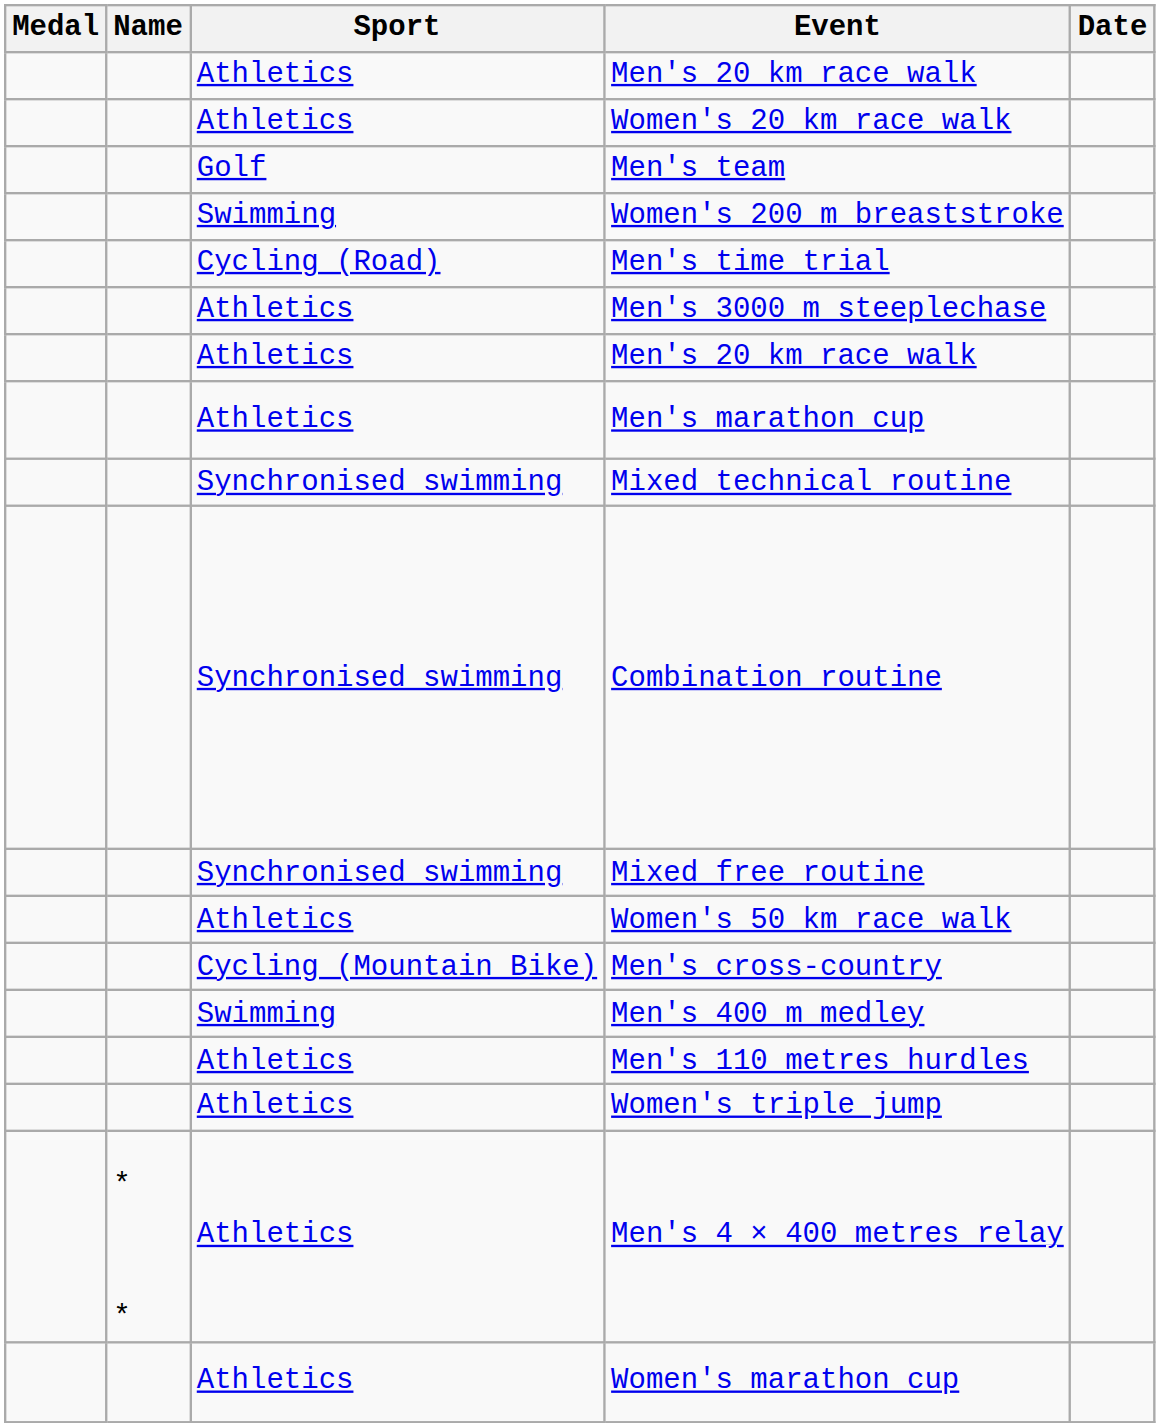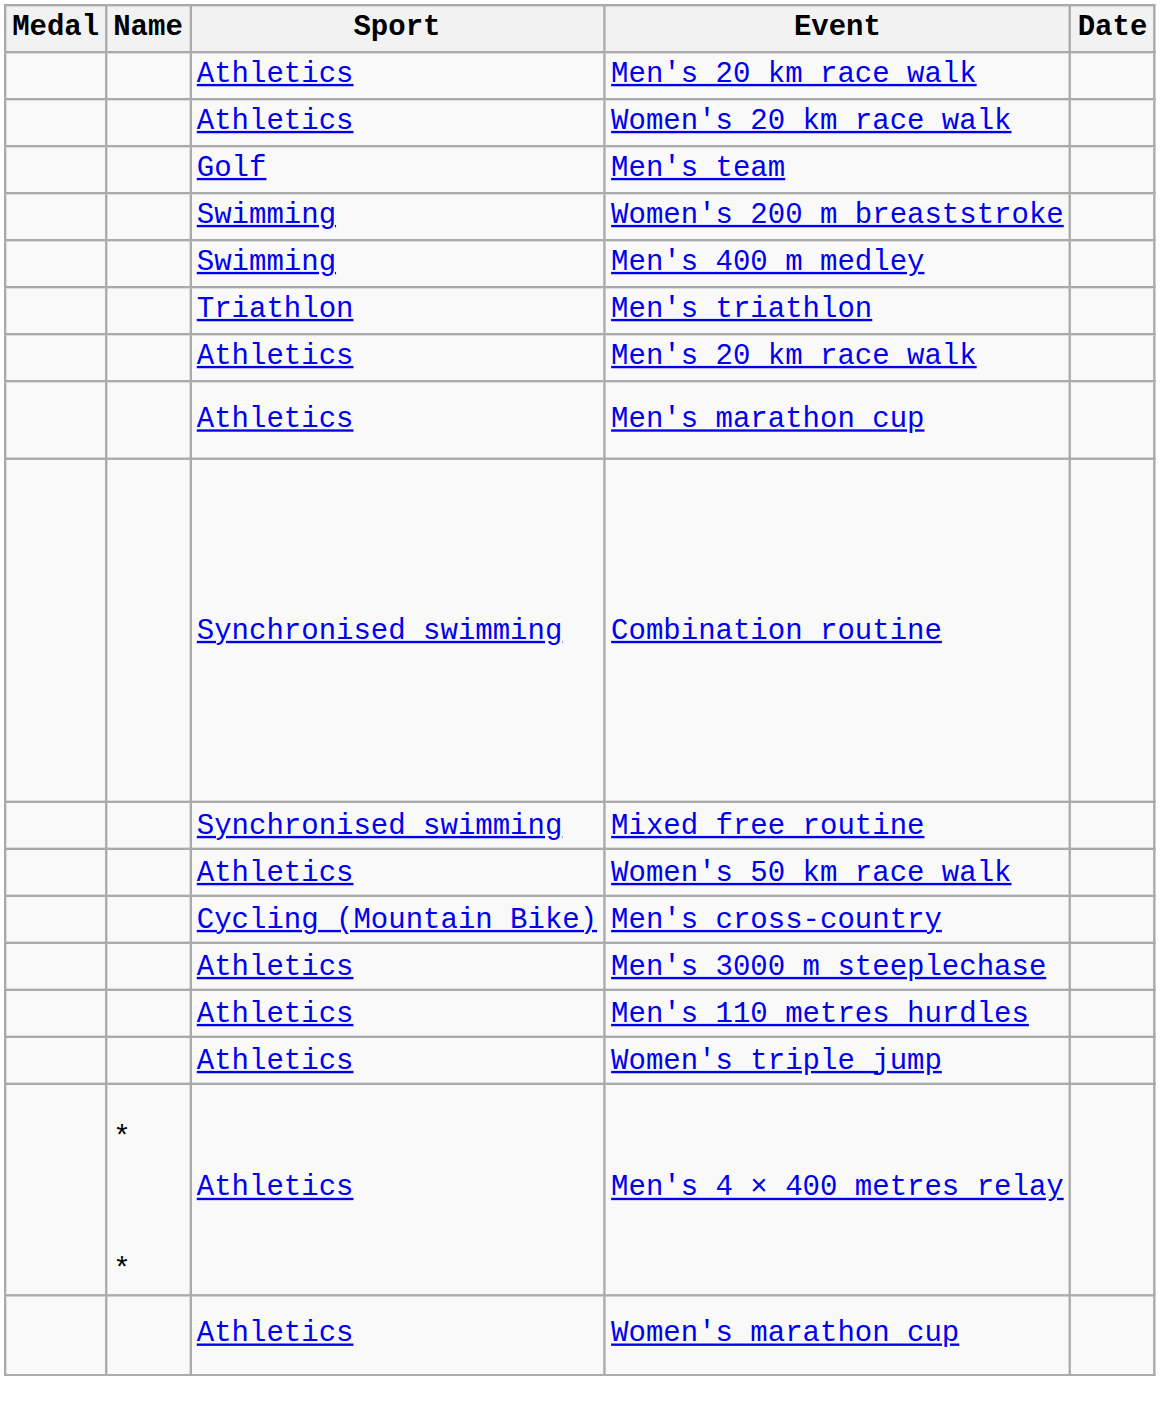- row: (319, 263)
rows swapped: (275, 310) <-> (266, 1014)
+ row: (275, 310)
- row: (380, 484)
